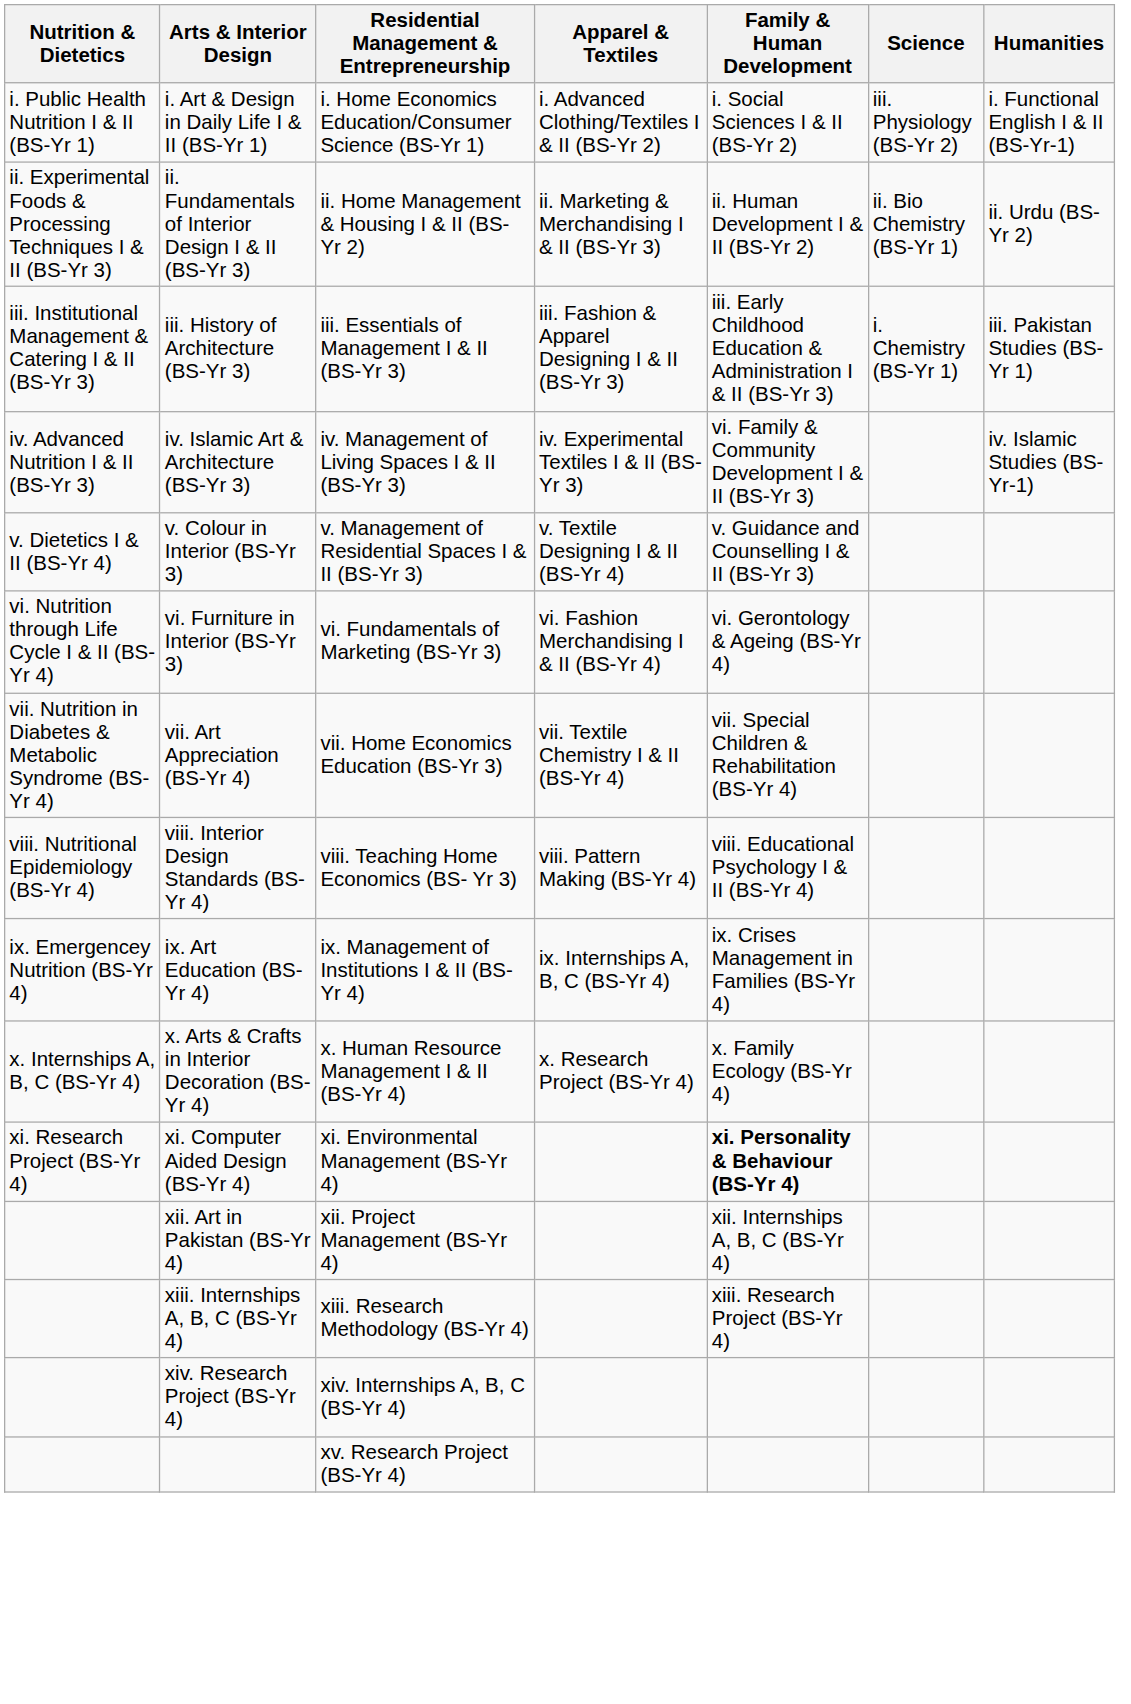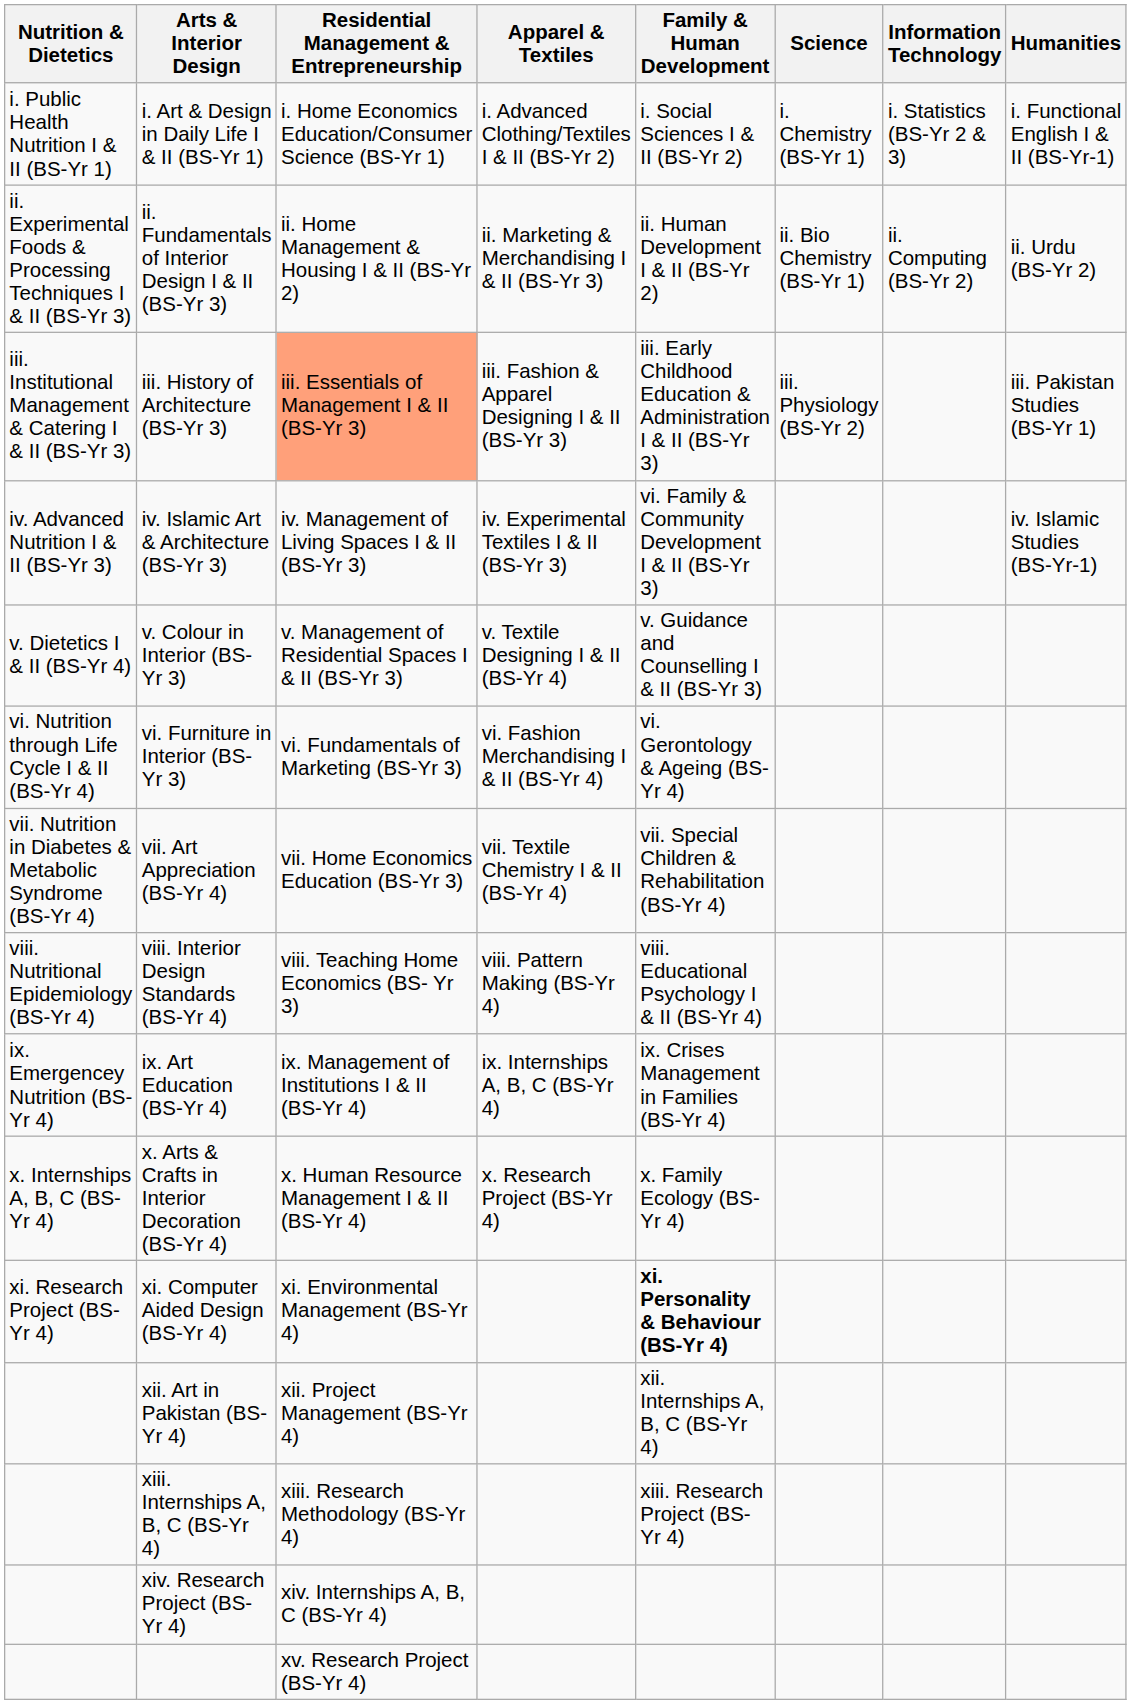+ column: (945, 43)
(922, 122) iii. Physiology (BS-Yr 2) -> (826, 133) i. Chemistry (BS-Yr 1)
(404, 348) no background -> (365, 406) lightsalmon background
(919, 348) i. Chemistry (BS-Yr 1) -> (829, 406) iii. Physiology (BS-Yr 2)
